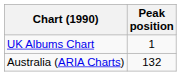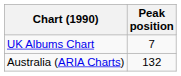(152, 44) 1 -> (152, 44) 7
